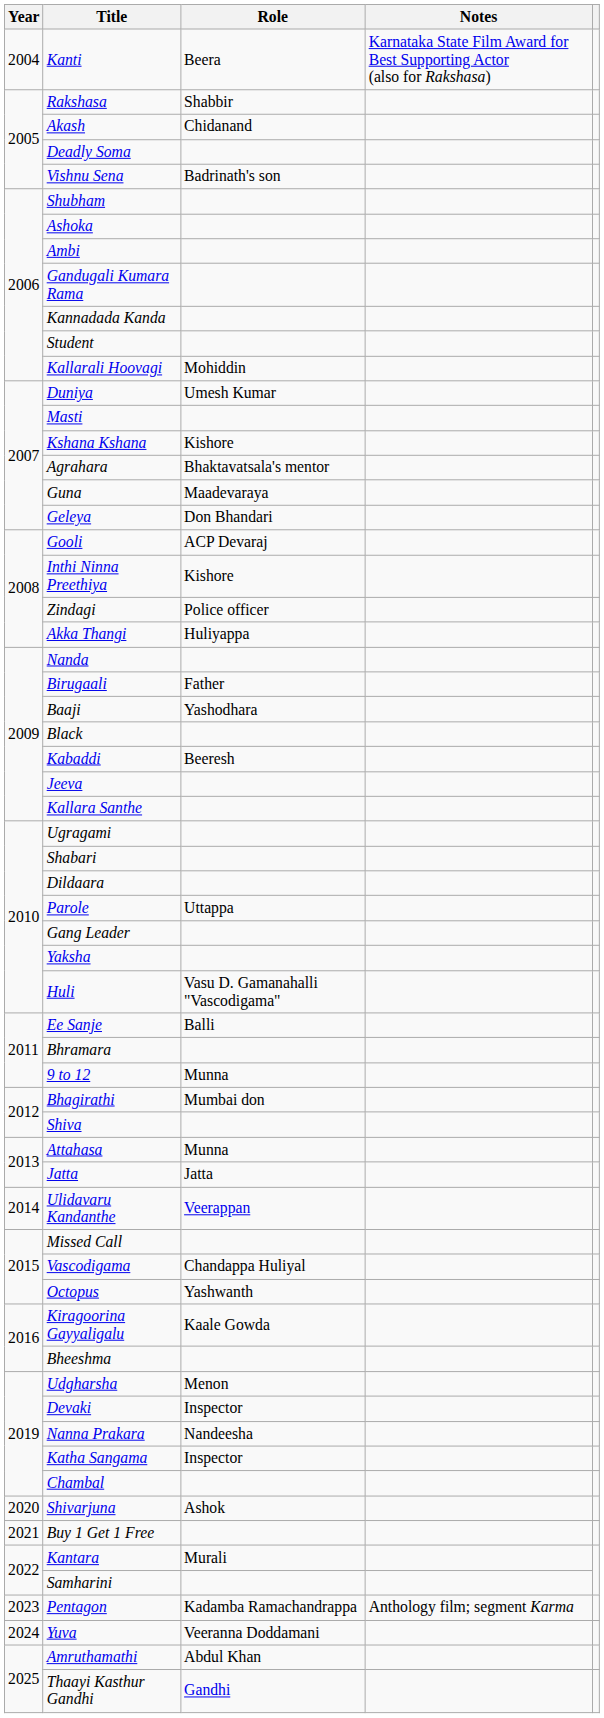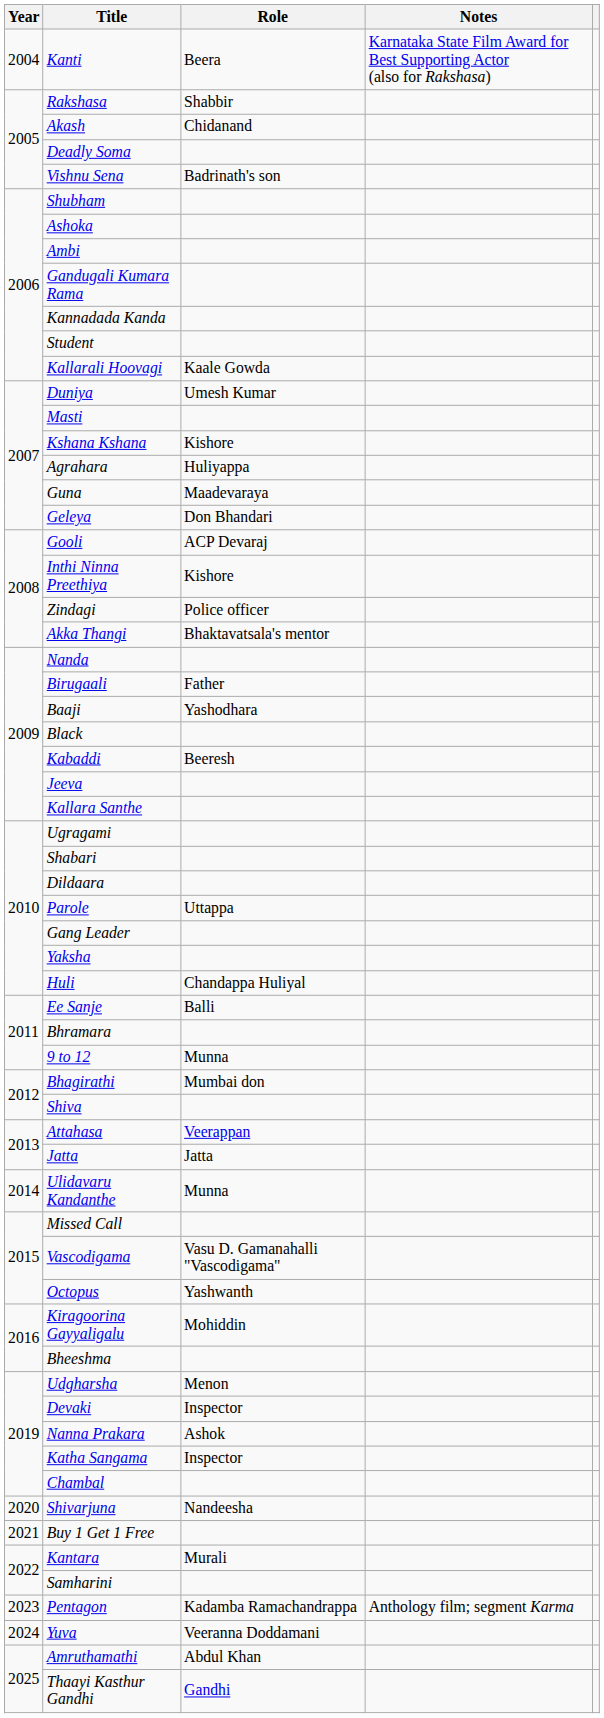(215, 368) Mohiddin -> (227, 368) Kaale Gowda
(257, 467) Bhaktavatsala's mentor -> (217, 467) Huliyappa
(217, 634) Huliyappa -> (257, 634) Bhaktavatsala's mentor
(251, 991) Vasu D. Gamanahalli "Vascodigama" -> (245, 982) Chandappa Huliyal
(206, 1149) Munna -> (217, 1131) Veerappan
(217, 1208) Veerappan -> (206, 1190) Munna
(245, 1266) Chandappa Huliyal -> (251, 1257) Vasu D. Gamanahalli "Vascodigama"
(227, 1325) Kaale Gowda -> (215, 1325) Mohiddin
(218, 1433) Nandeesha -> (205, 1433) Ashok
(205, 1508) Ashok -> (218, 1508) Nandeesha
